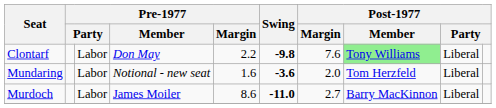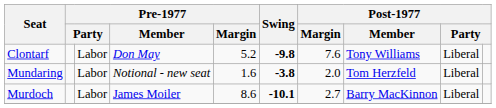(248, 53) 2.2 -> (248, 53) 5.2
(383, 53) lightgreen background -> (383, 53) no background
(285, 73) -3.6 -> (285, 73) -3.8
(282, 93) -11.0 -> (282, 93) -10.1
